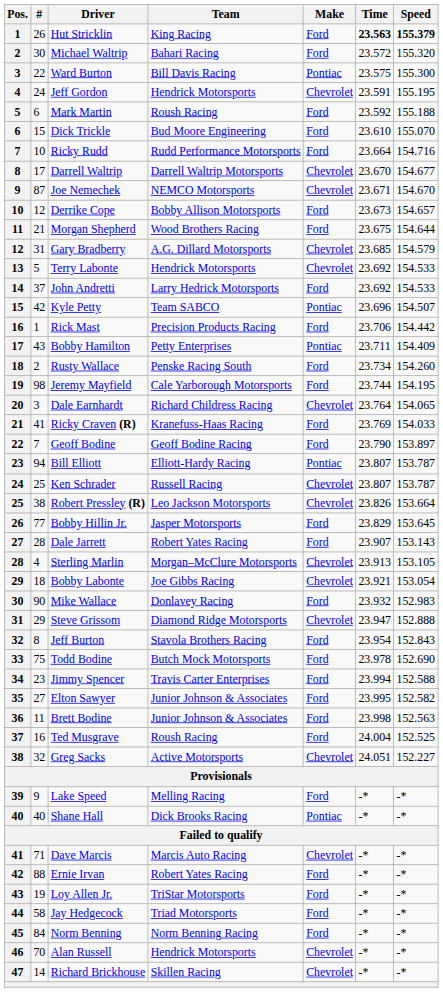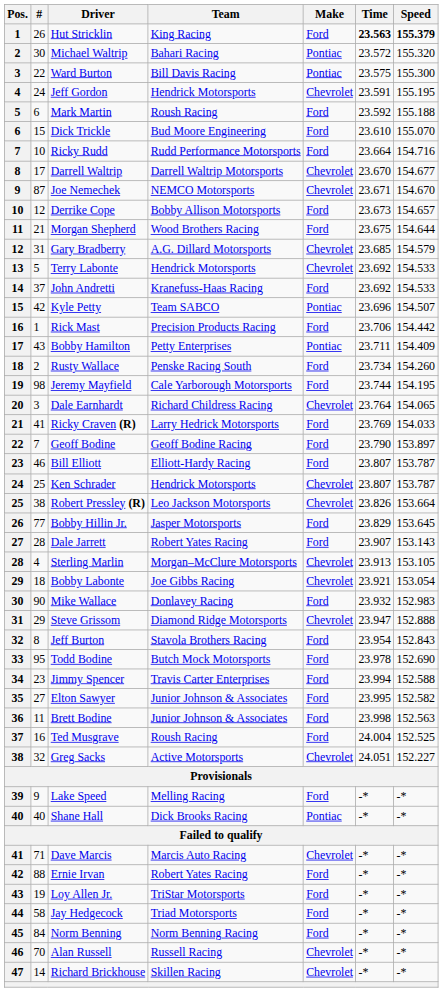(317, 53) Ford -> (324, 53) Pontiac
(215, 288) Larry Hedrick Motorsports -> (207, 288) Kranefuss-Haas Racing
(207, 424) Kranefuss-Haas Racing -> (215, 424) Larry Hedrick Motorsports
(39, 464) 94 -> (39, 464) 46
(324, 464) Pontiac -> (317, 464) Ford
(186, 483) Russell Racing -> (203, 483) Hendrick Motorsports
(39, 659) 75 -> (39, 659) 95
(203, 952) Hendrick Motorsports -> (186, 952) Russell Racing
